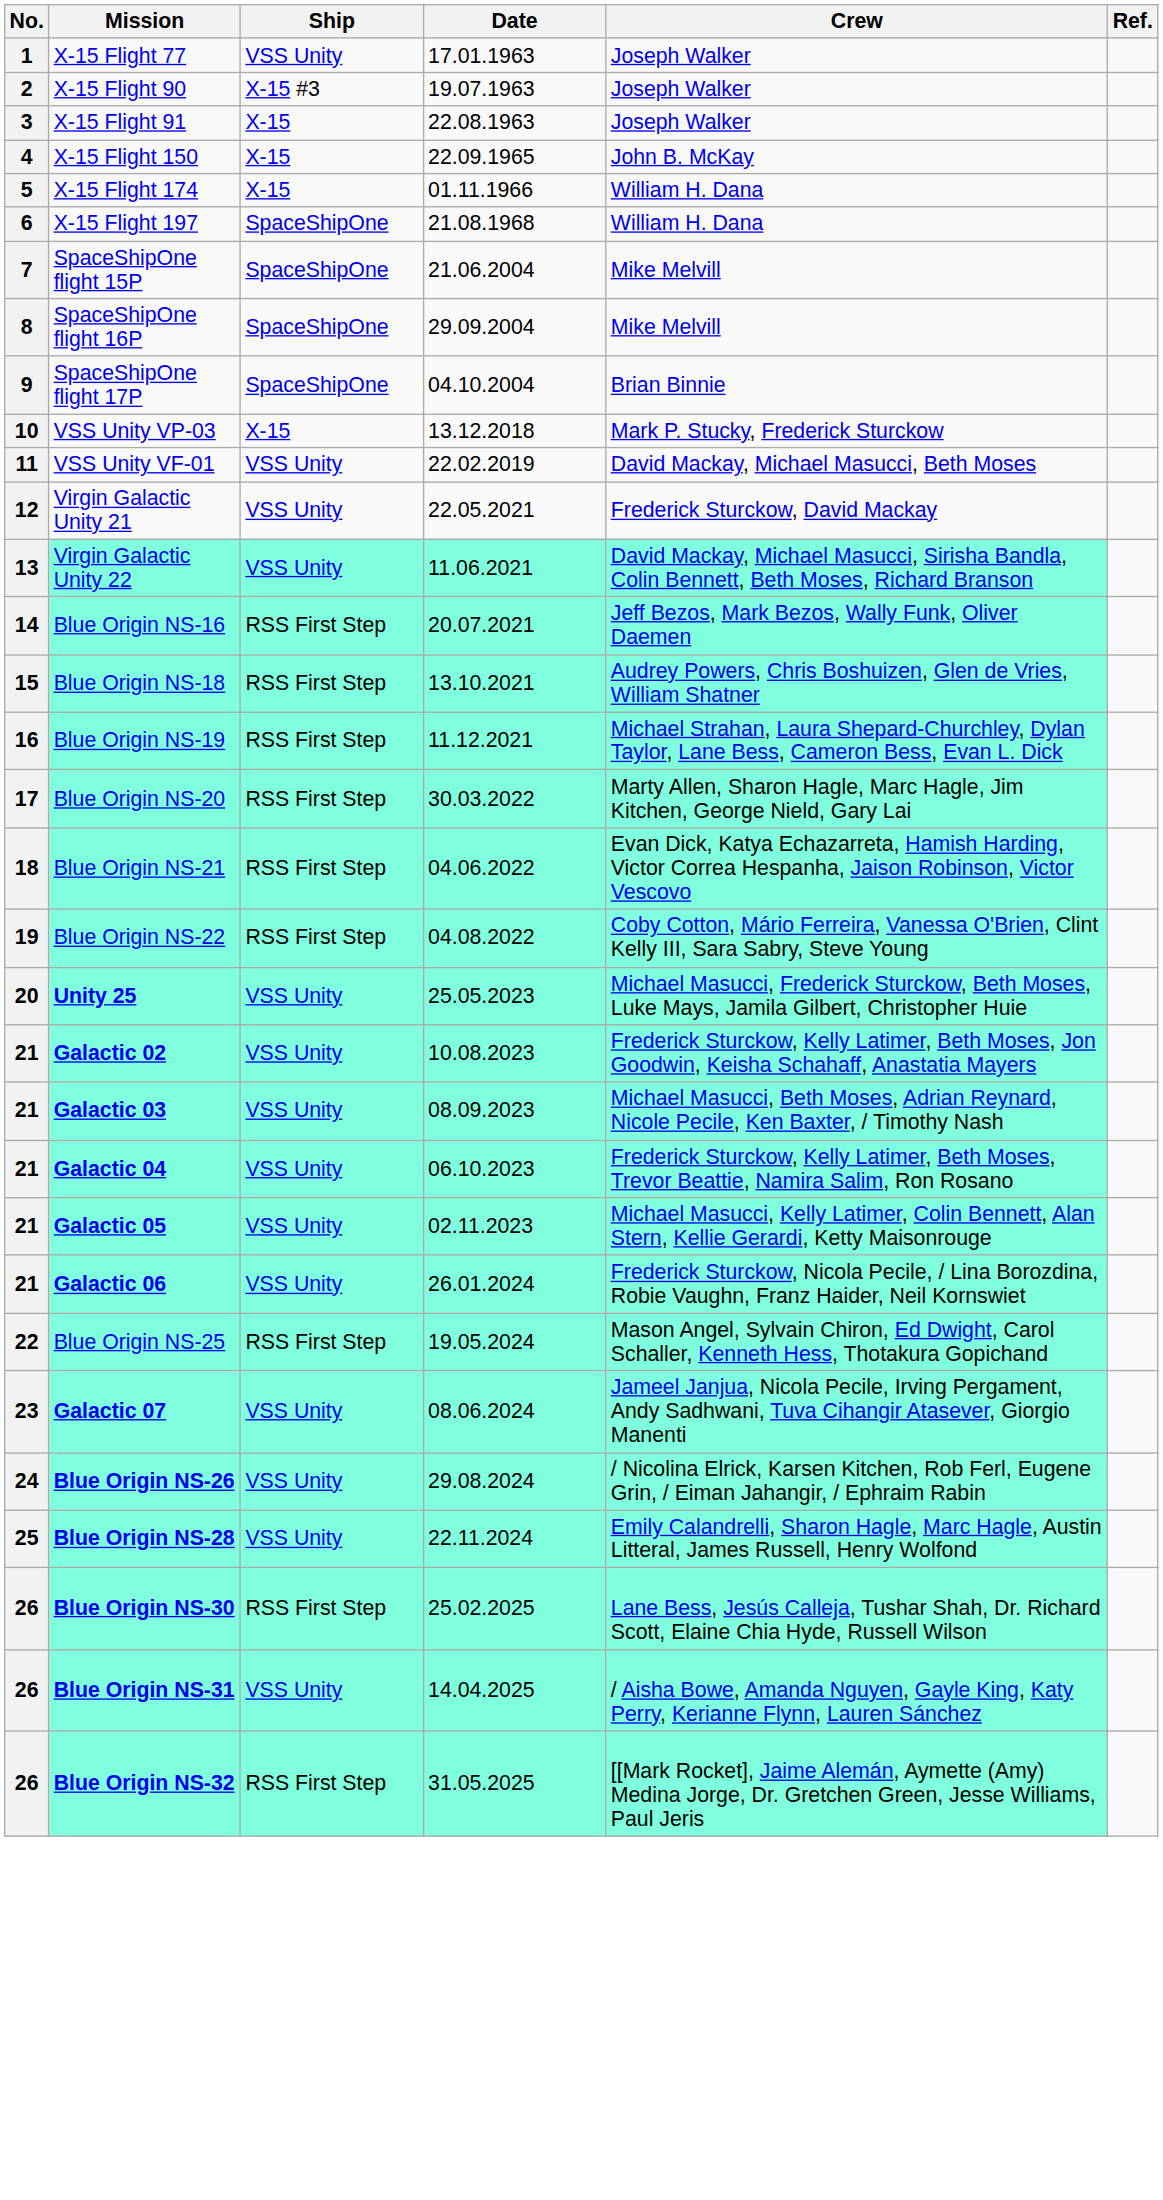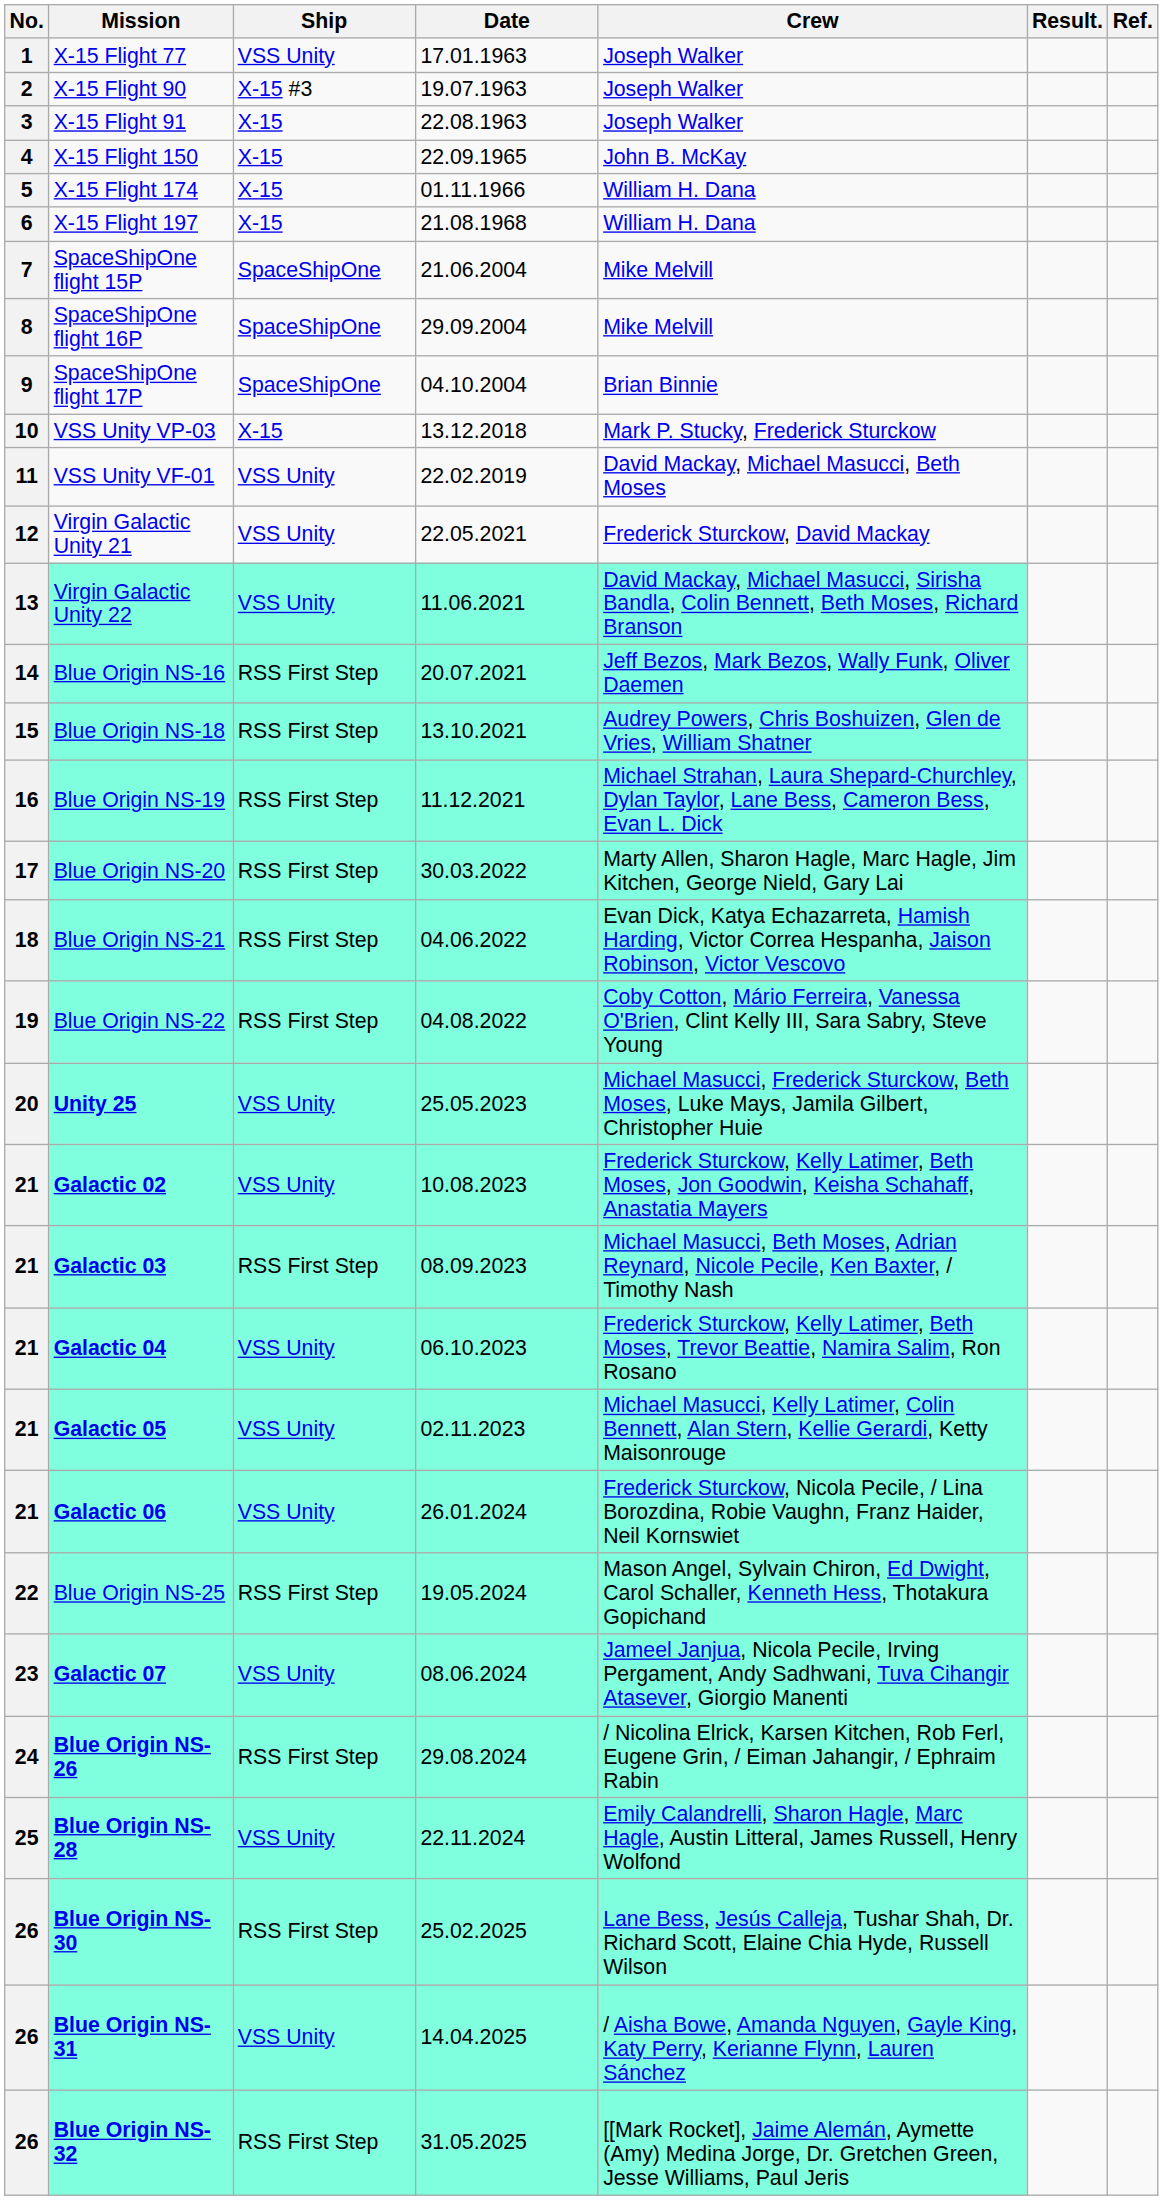+ column: (1067, 21)
(317, 223) SpaceShipOne -> (260, 223) X-15
(294, 1110) VSS Unity -> (308, 1266) RSS First Step
(294, 1481) VSS Unity -> (308, 1756) RSS First Step
